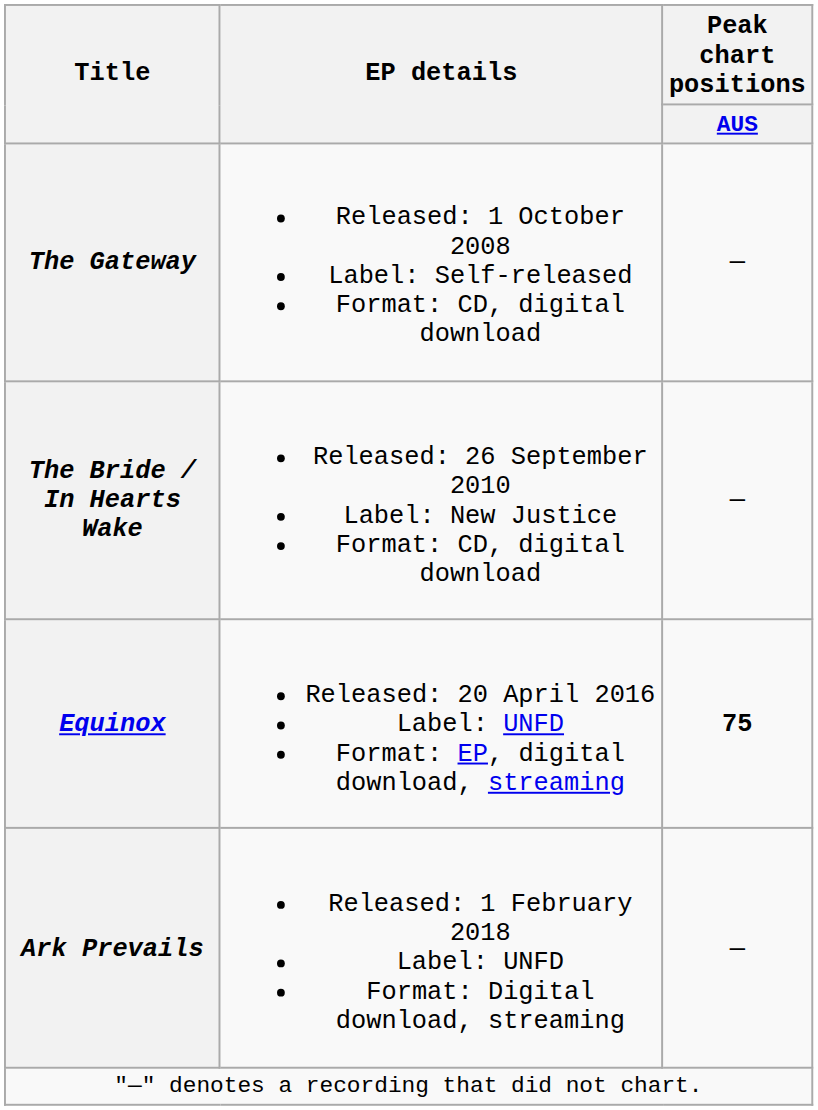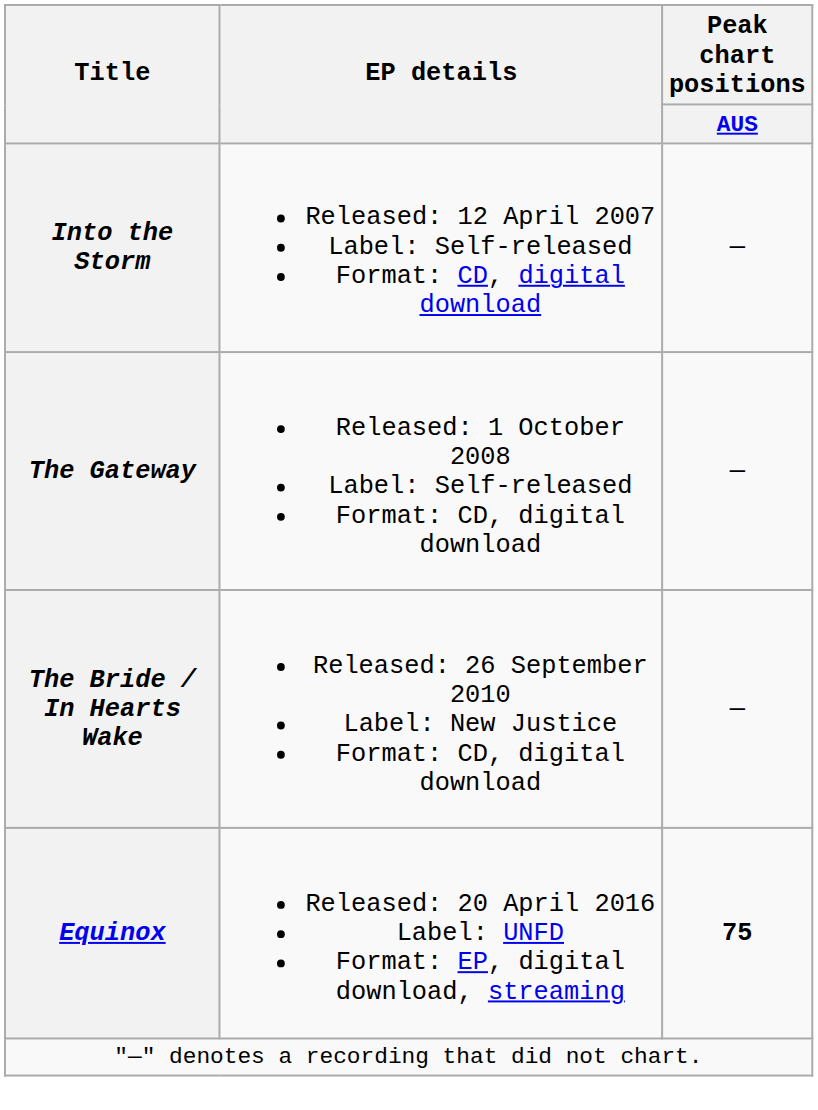+ row: (112, 248)
- row: (112, 948)
